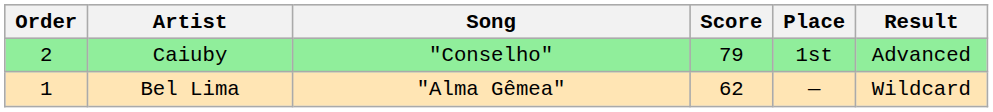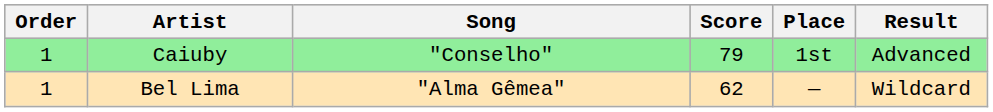(46, 55) 2 -> (46, 55) 1
